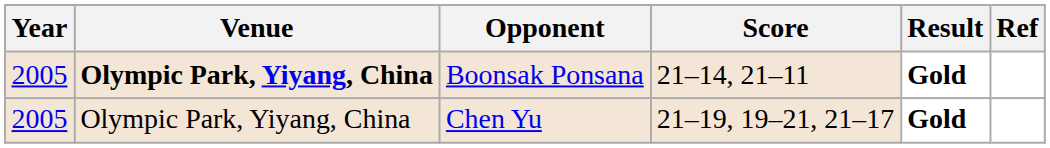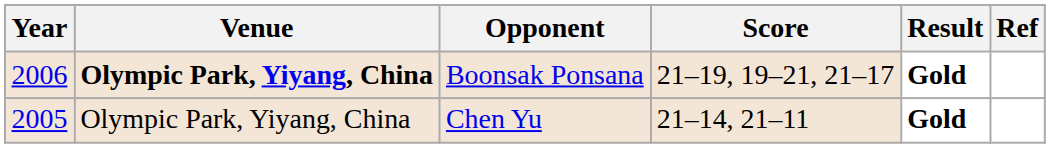(39, 74) 2005 -> (39, 74) 2006
(733, 74) 21–14, 21–11 -> (775, 74) 21–19, 19–21, 21–17
(775, 120) 21–19, 19–21, 21–17 -> (733, 120) 21–14, 21–11
